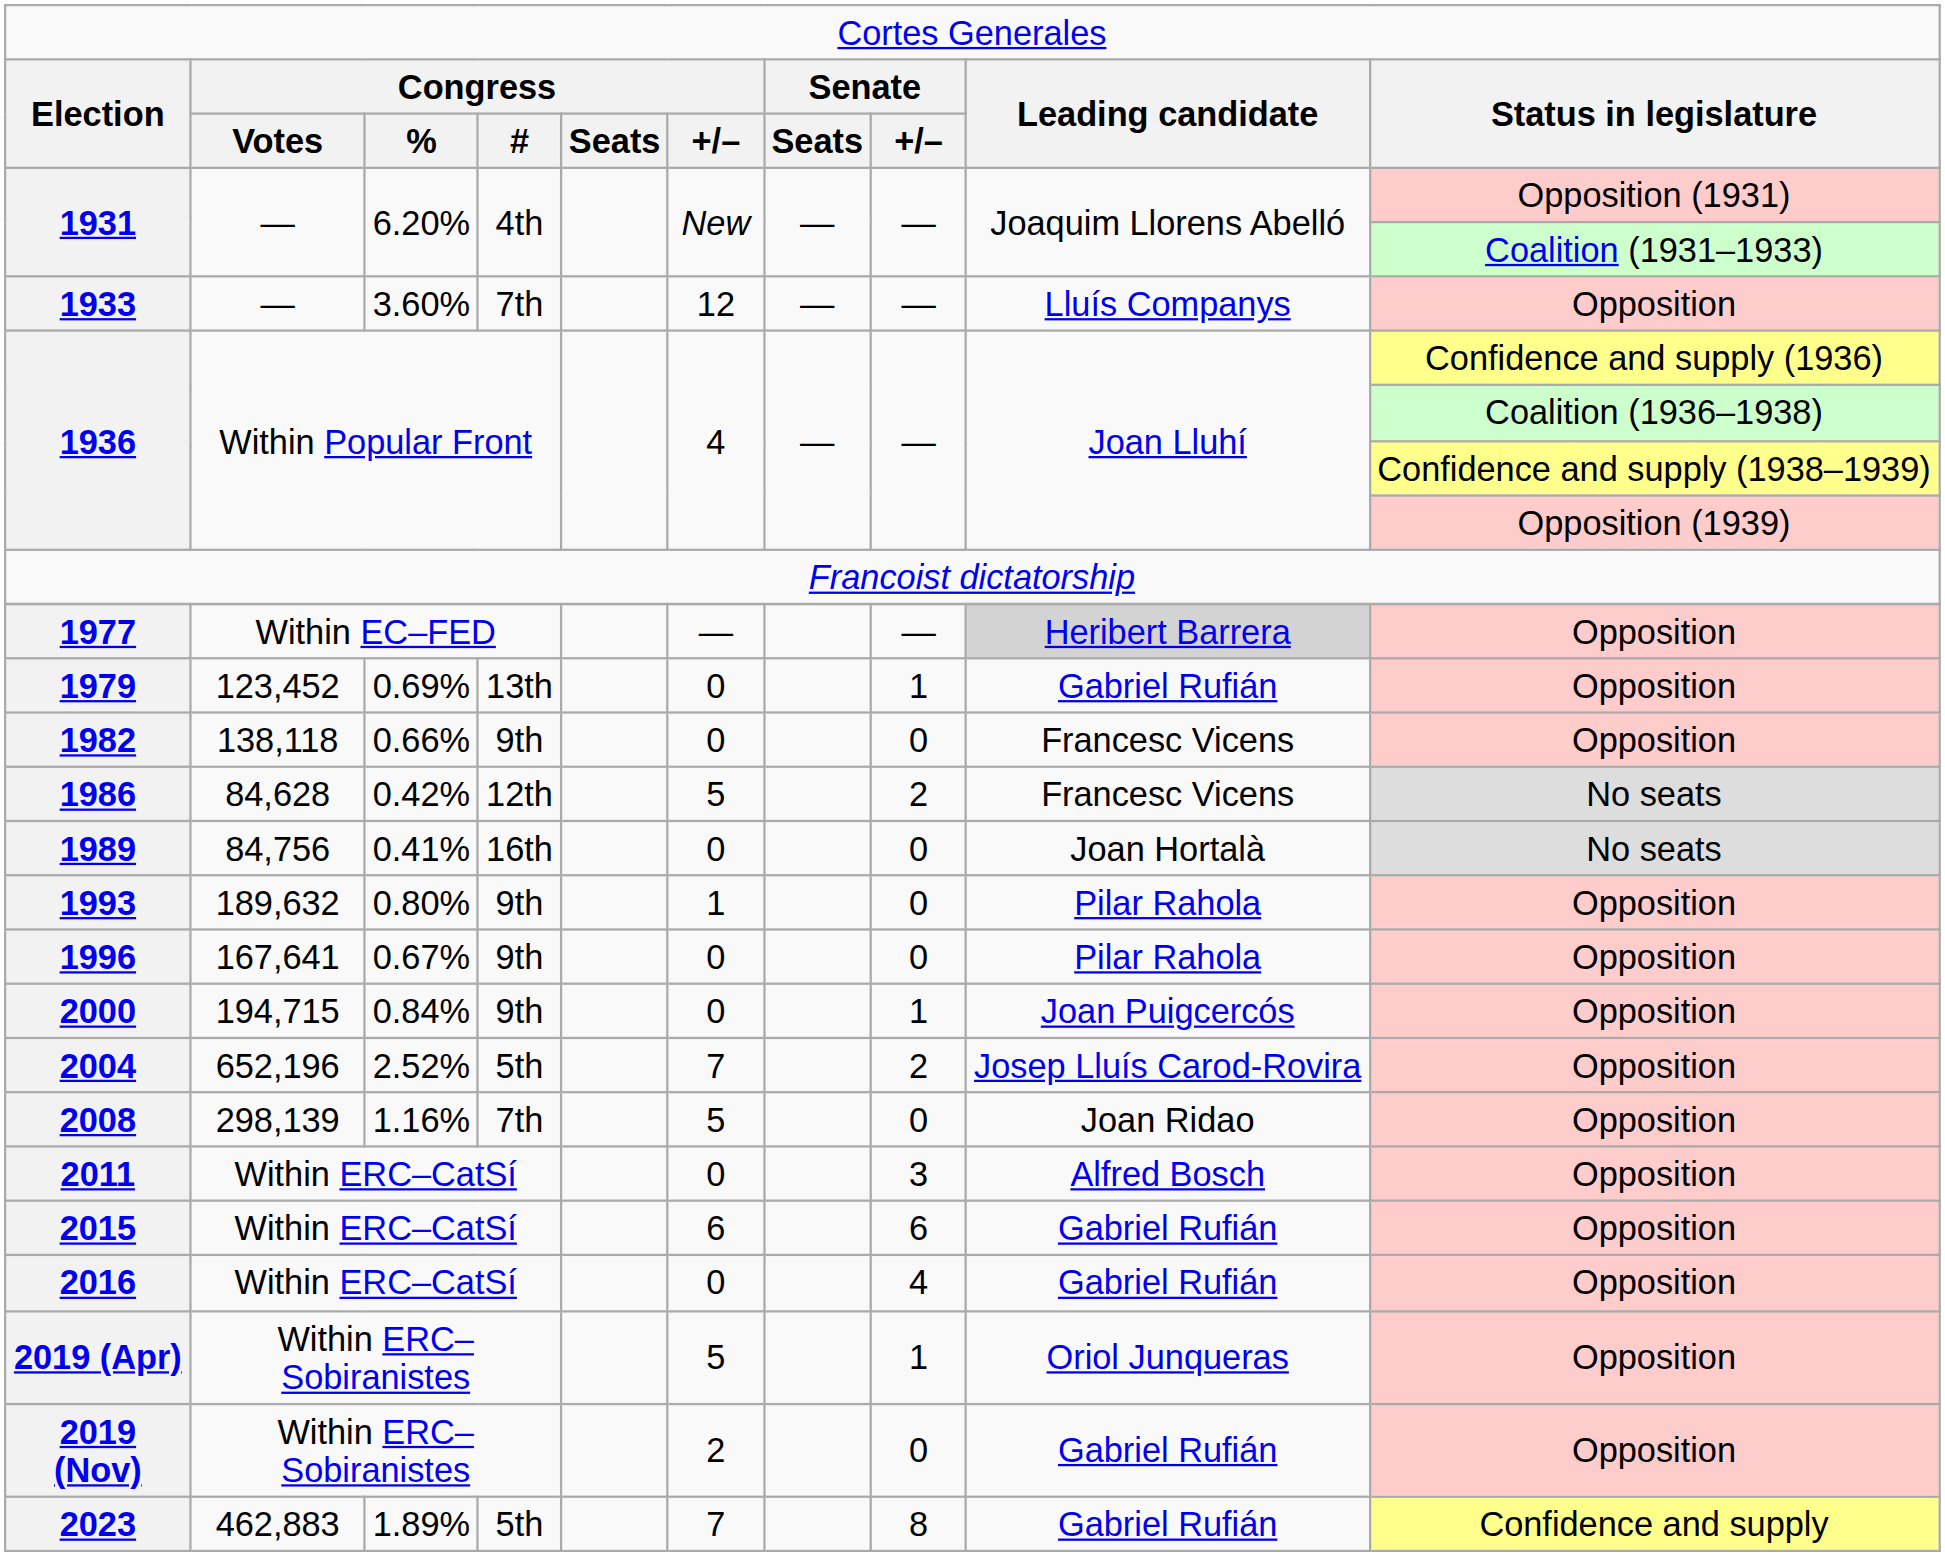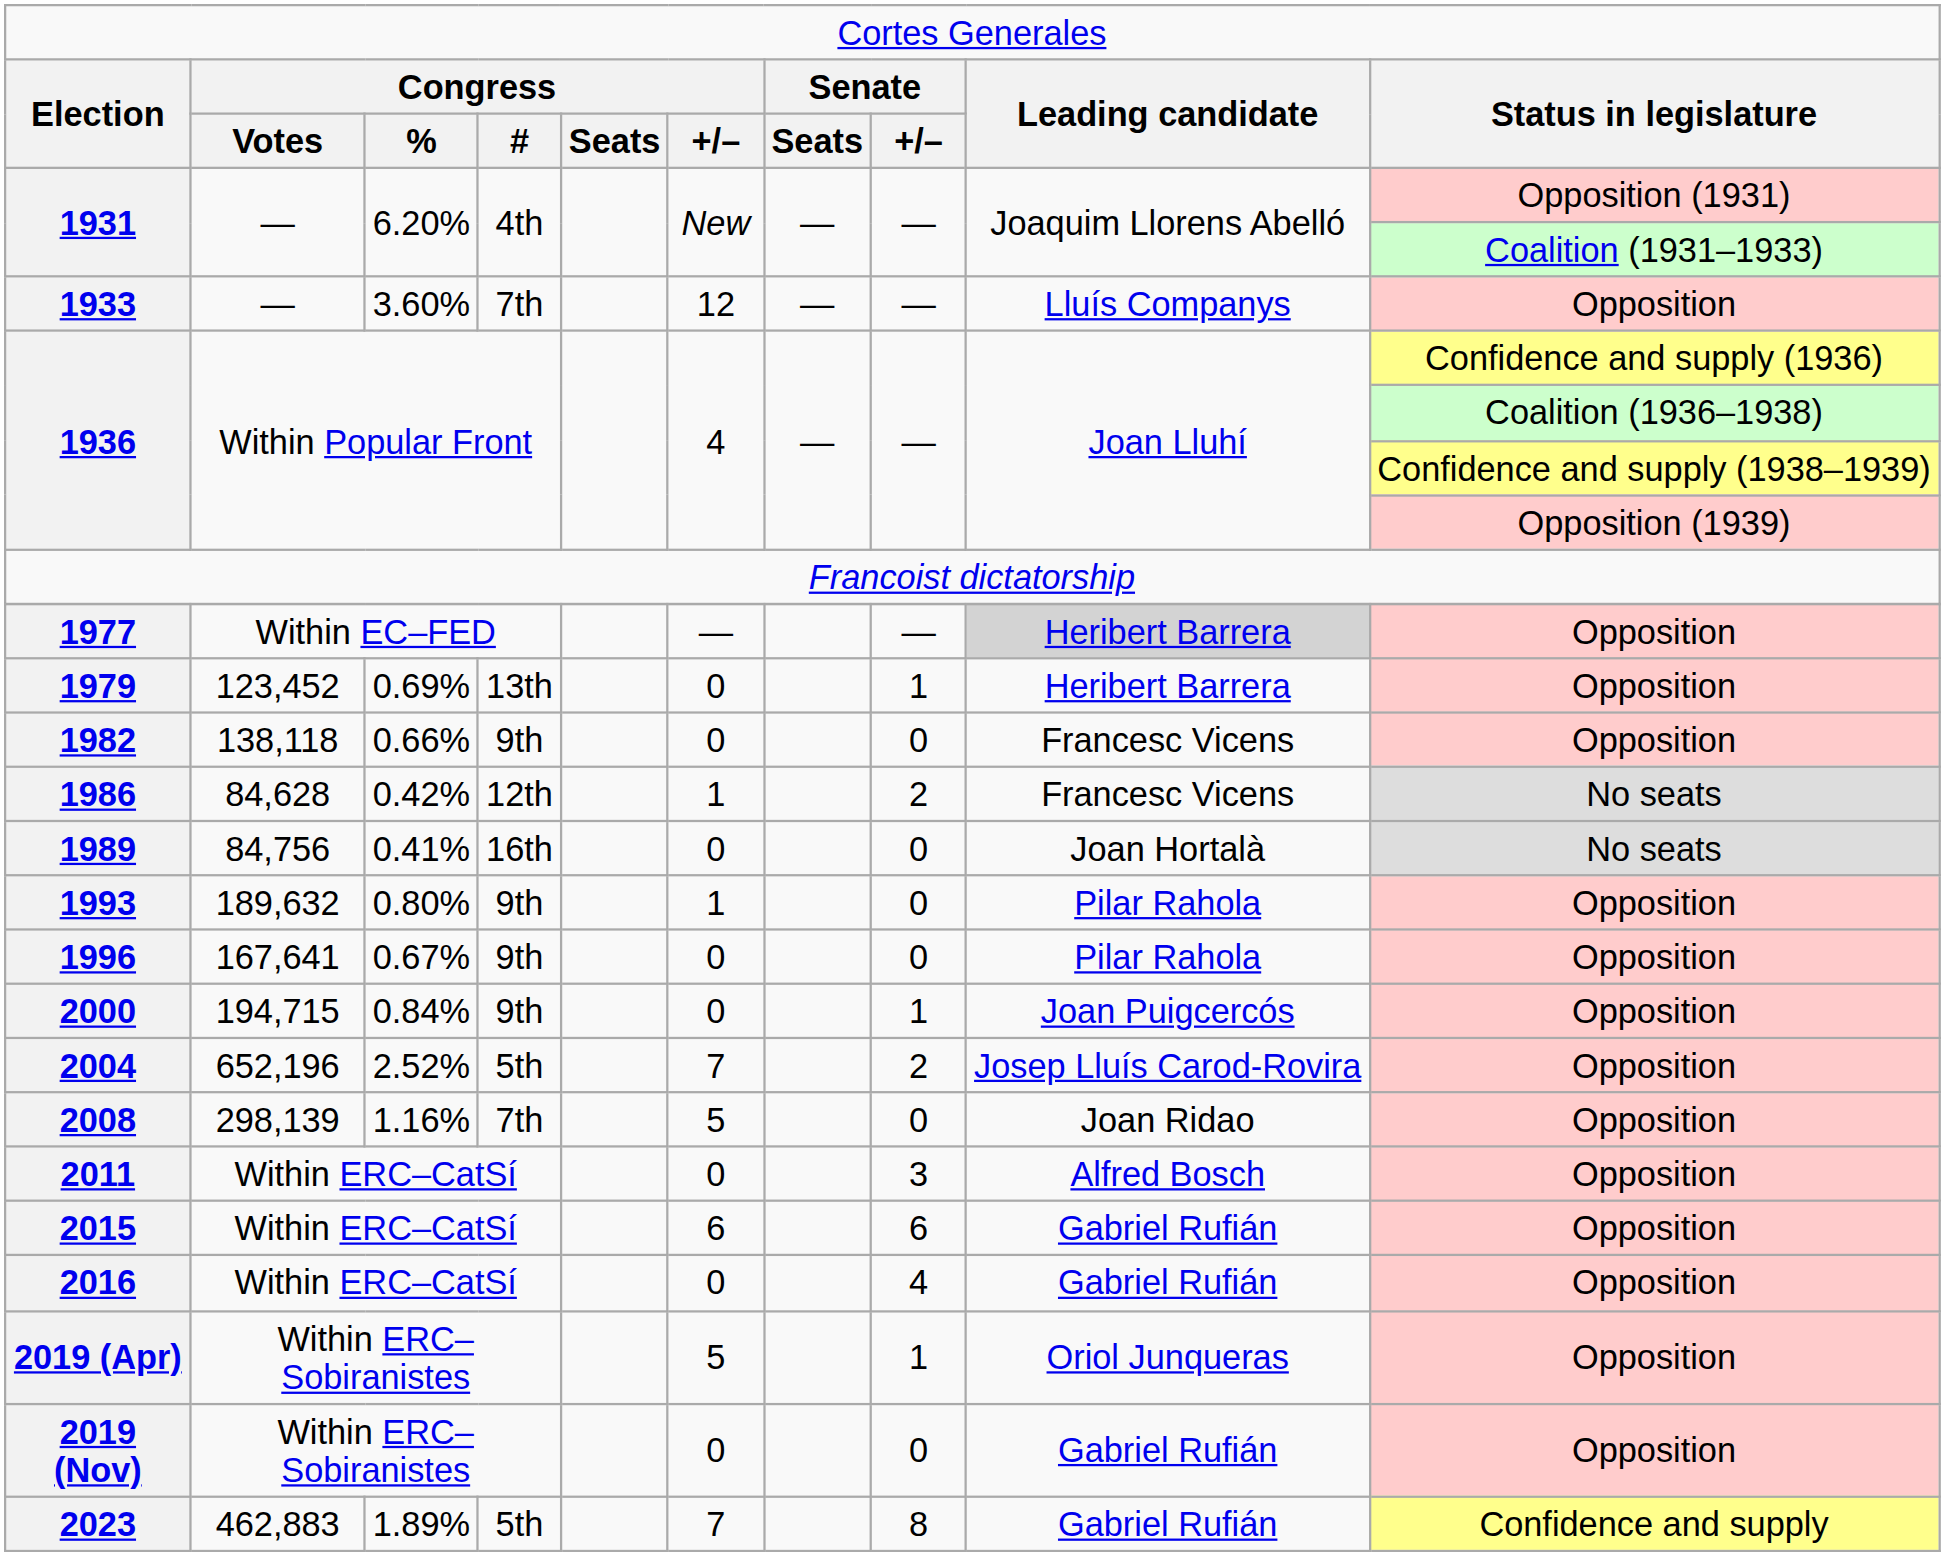(1168, 685) Gabriel Rufián -> (1168, 685) Heribert Barrera
(716, 794) 5 -> (716, 794) 1
(716, 1450) 2 -> (716, 1450) 0
